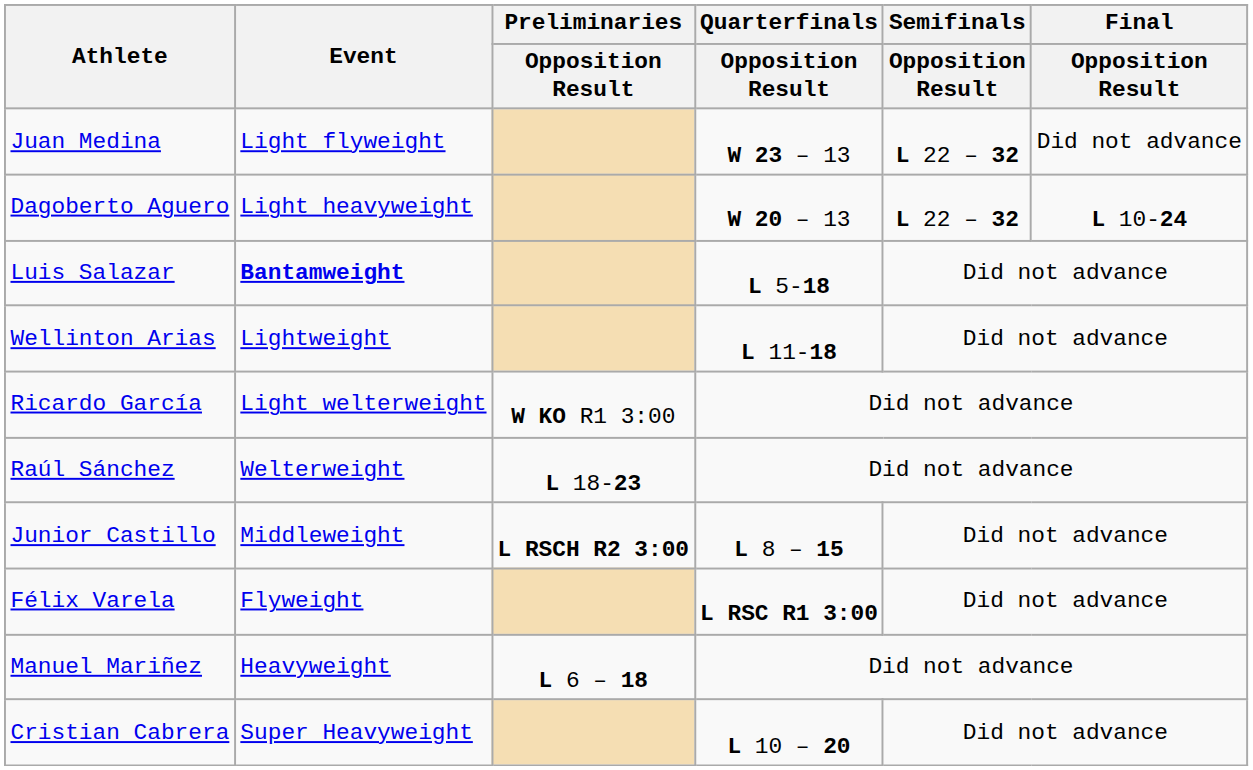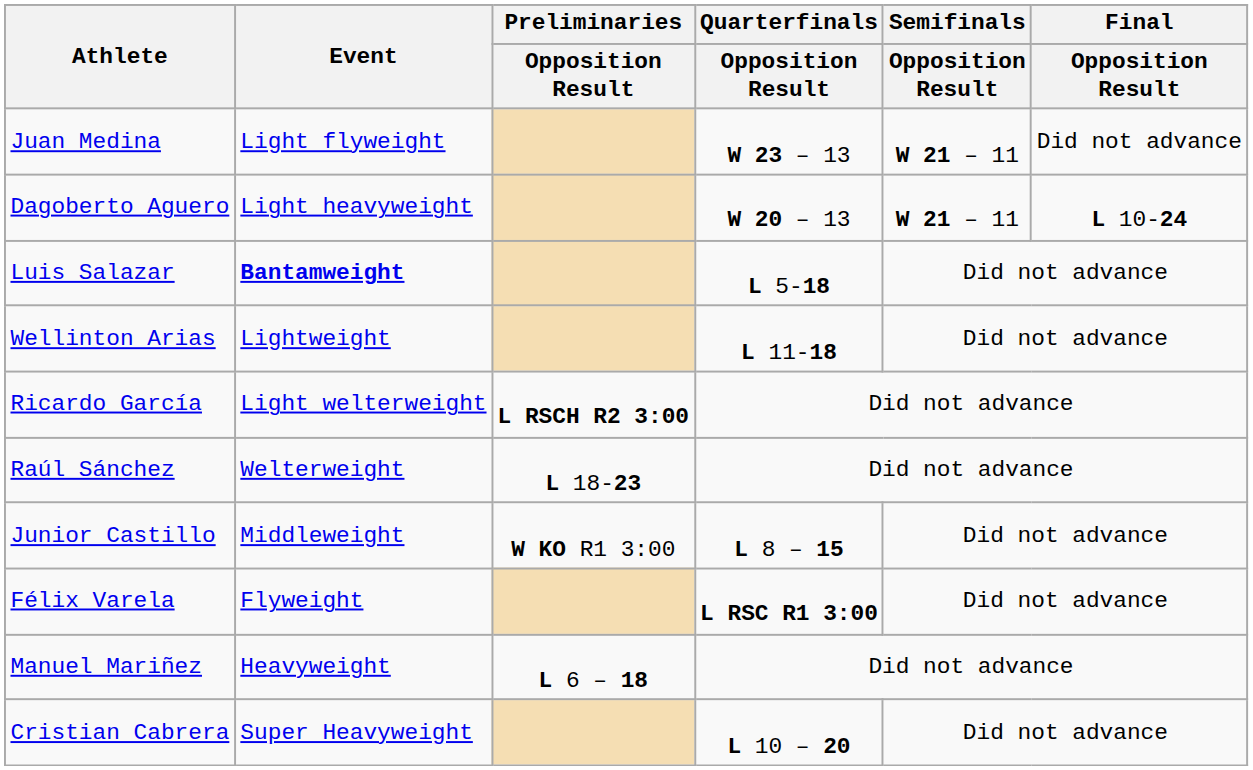(957, 155) L 22 – 32 -> (957, 155) W 21 – 11
(957, 221) L 22 – 32 -> (957, 221) W 21 – 11
(593, 418) W KO R1 3:00 -> (593, 418) L RSCH R2 3:00
(593, 549) L RSCH R2 3:00 -> (593, 549) W KO R1 3:00
